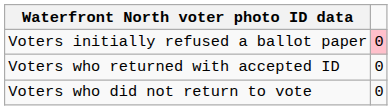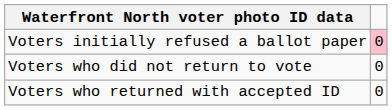rows swapped: (174, 67) <-> (160, 92)
